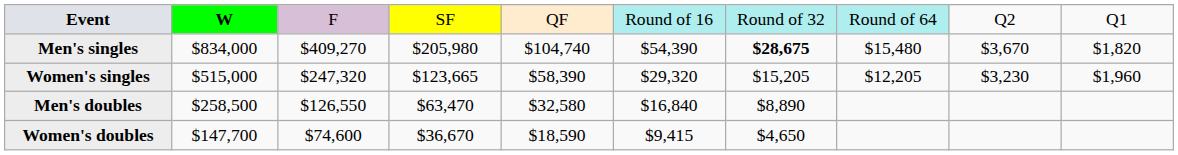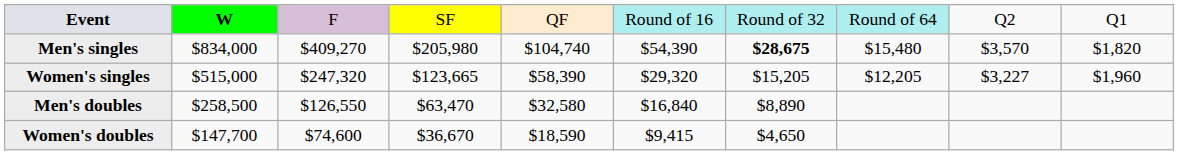(1005, 48) $3,670 -> (1005, 48) $3,570
(1005, 77) $3,230 -> (1005, 77) $3,227
